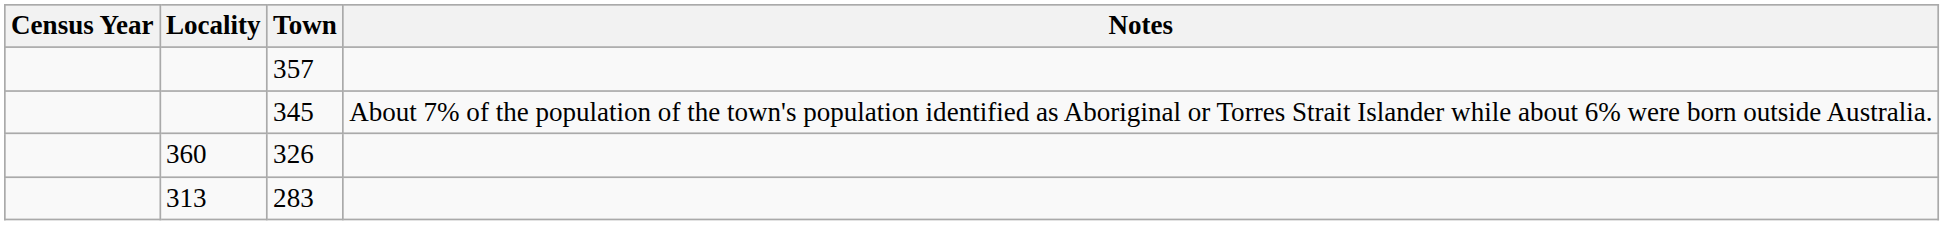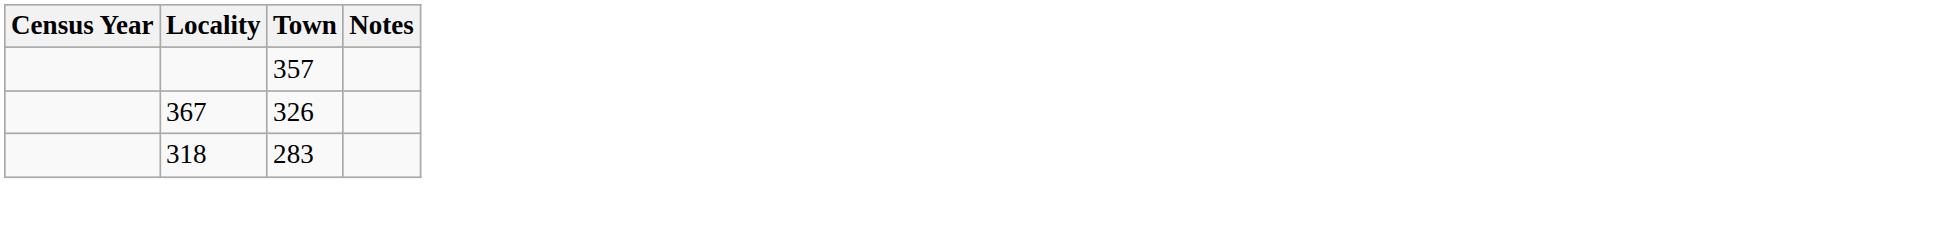- row: (293, 111)
(186, 154) 360 -> (186, 111) 367
(186, 197) 313 -> (186, 154) 318
